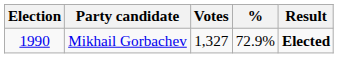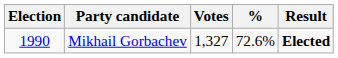(255, 40) 72.9% -> (255, 40) 72.6%
